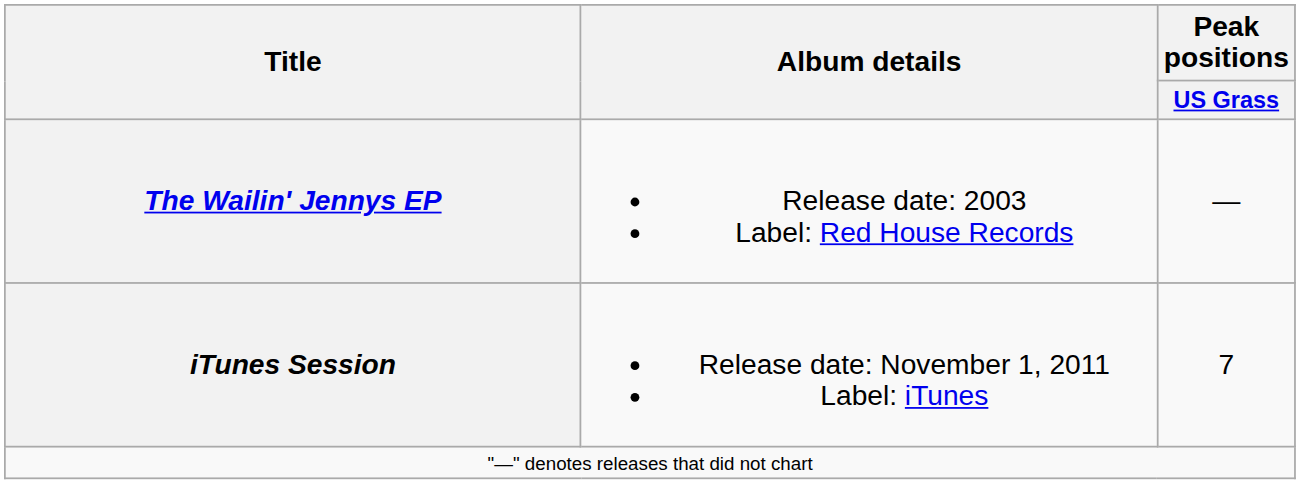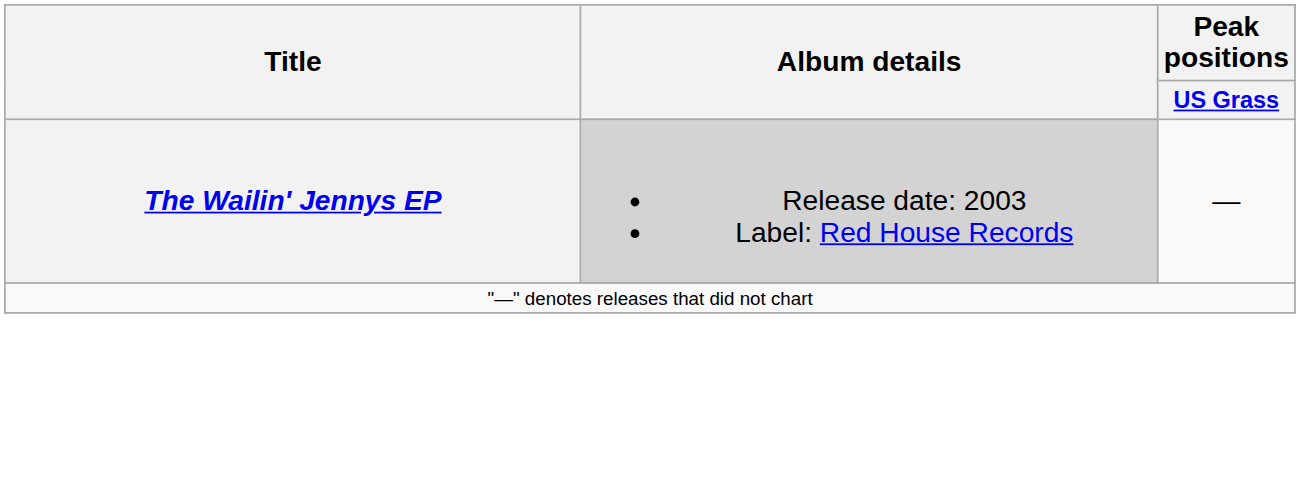(869, 217) no background -> (869, 217) lightgrey background
- row: (293, 364)
